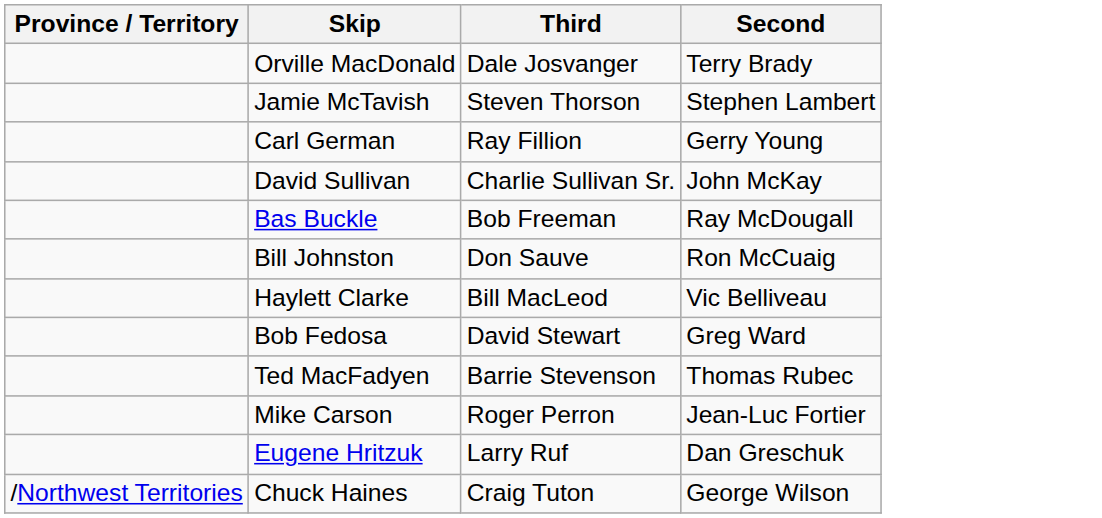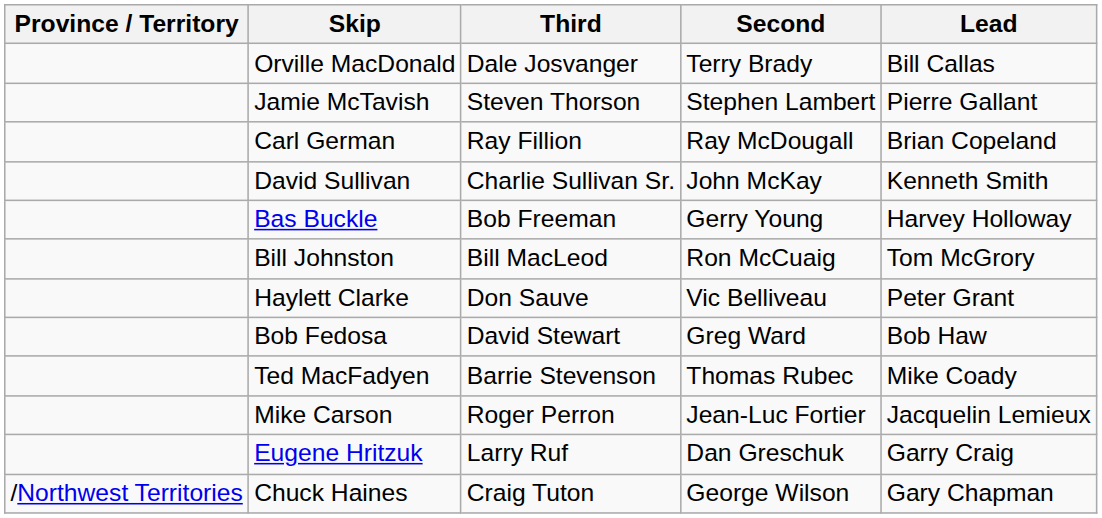+ column: (989, 24)
(755, 141) Gerry Young -> (770, 141) Ray McDougall
(770, 219) Ray McDougall -> (755, 219) Gerry Young
(528, 258) Don Sauve -> (537, 258) Bill MacLeod
(537, 297) Bill MacLeod -> (528, 297) Don Sauve
